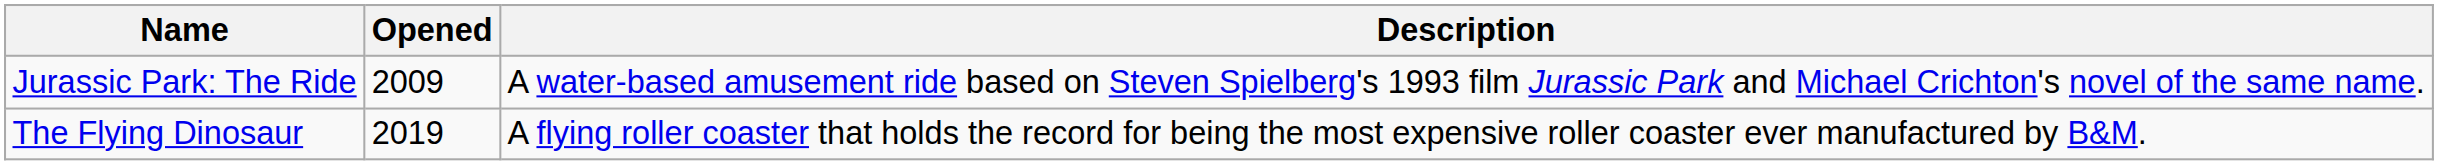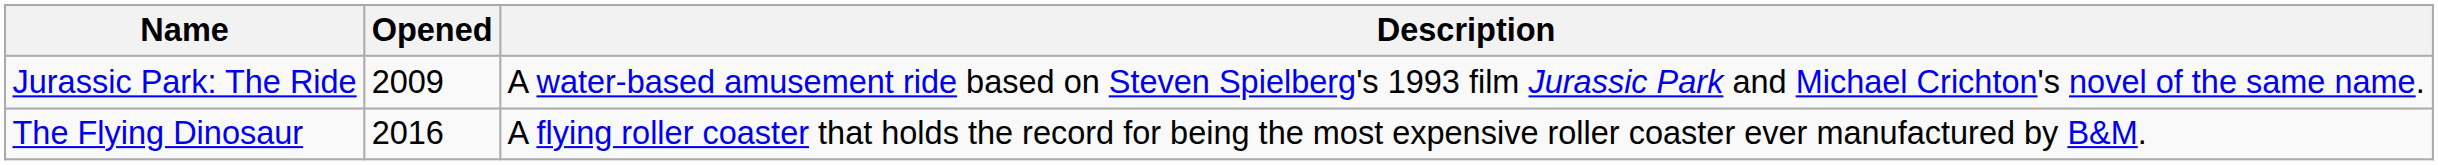(408, 133) 2019 -> (408, 133) 2016
